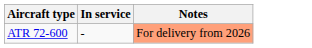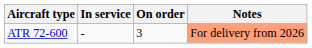+ column: (160, 14)
